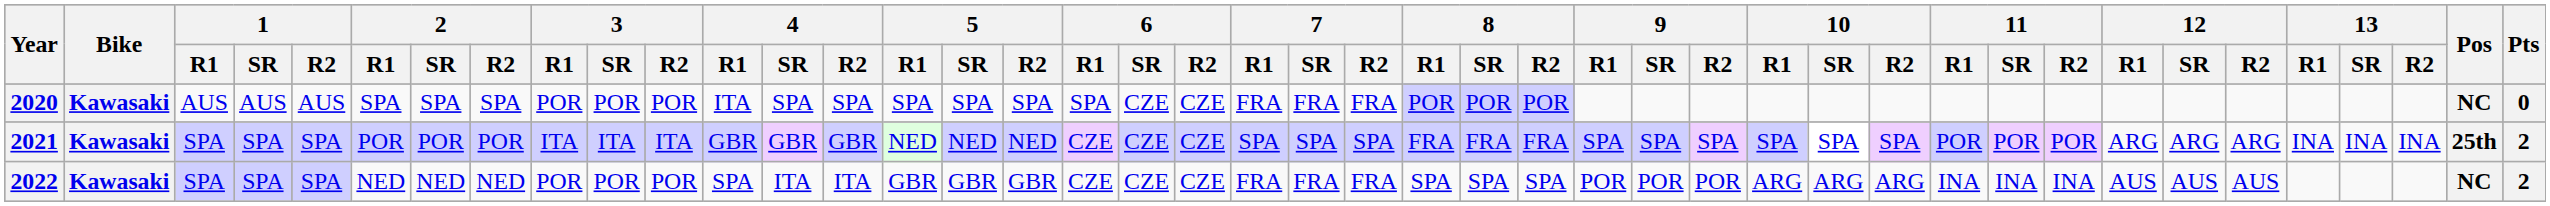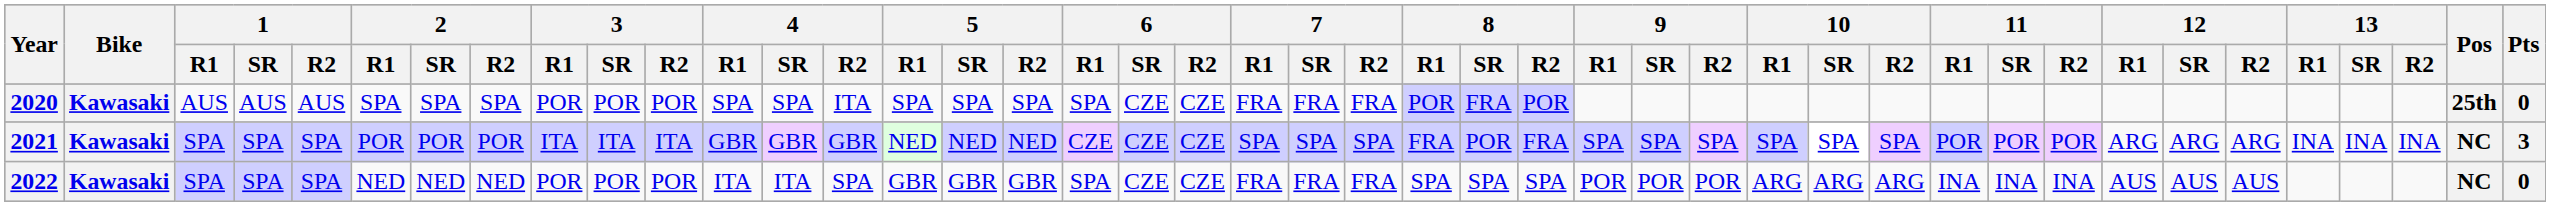(733, 102) ITA -> (733, 102) SPA
(853, 102) SPA -> (853, 102) ITA
(1488, 102) POR -> (1488, 102) FRA
(2474, 102) NC -> (2474, 102) 25th
(1488, 142) FRA -> (1488, 142) POR
(2474, 142) 25th -> (2474, 142) NC
(2524, 142) 2 -> (2524, 142) 3
(733, 181) SPA -> (733, 181) ITA
(853, 181) ITA -> (853, 181) SPA
(1090, 181) CZE -> (1090, 181) SPA
(2524, 181) 2 -> (2524, 181) 0
